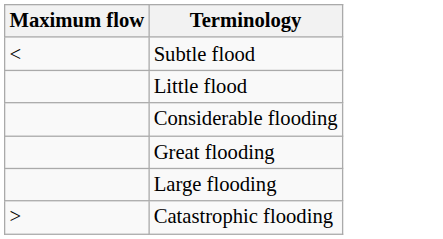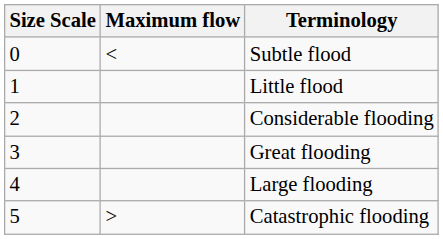+ column: (53, 20)
